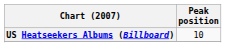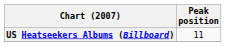(199, 35) 10 -> (199, 35) 11
